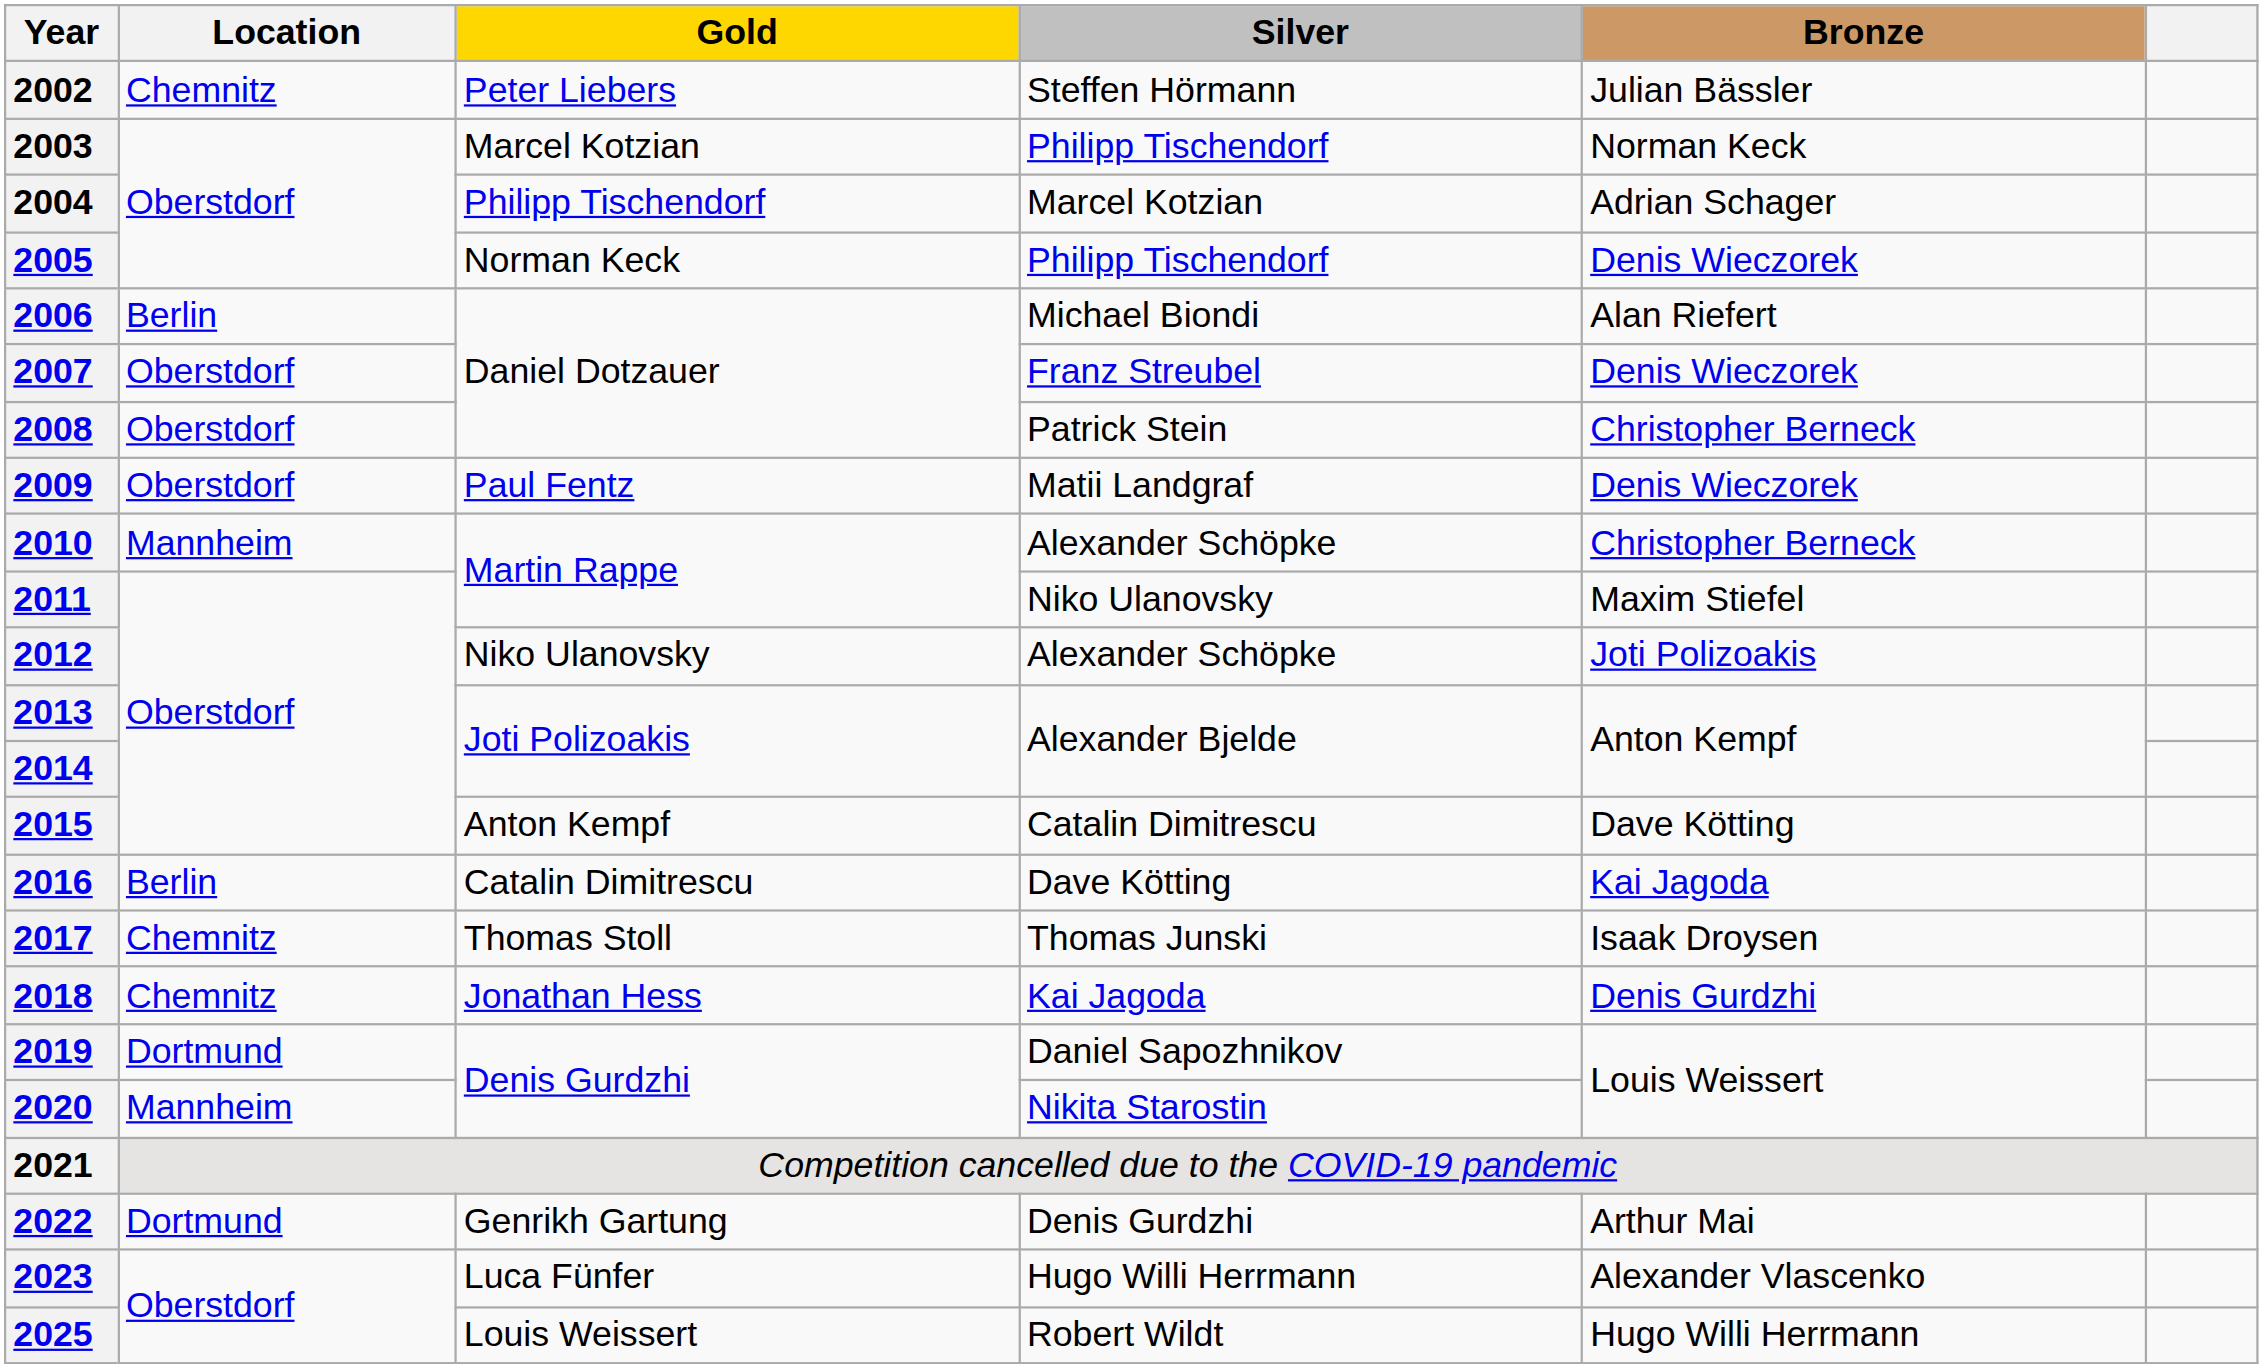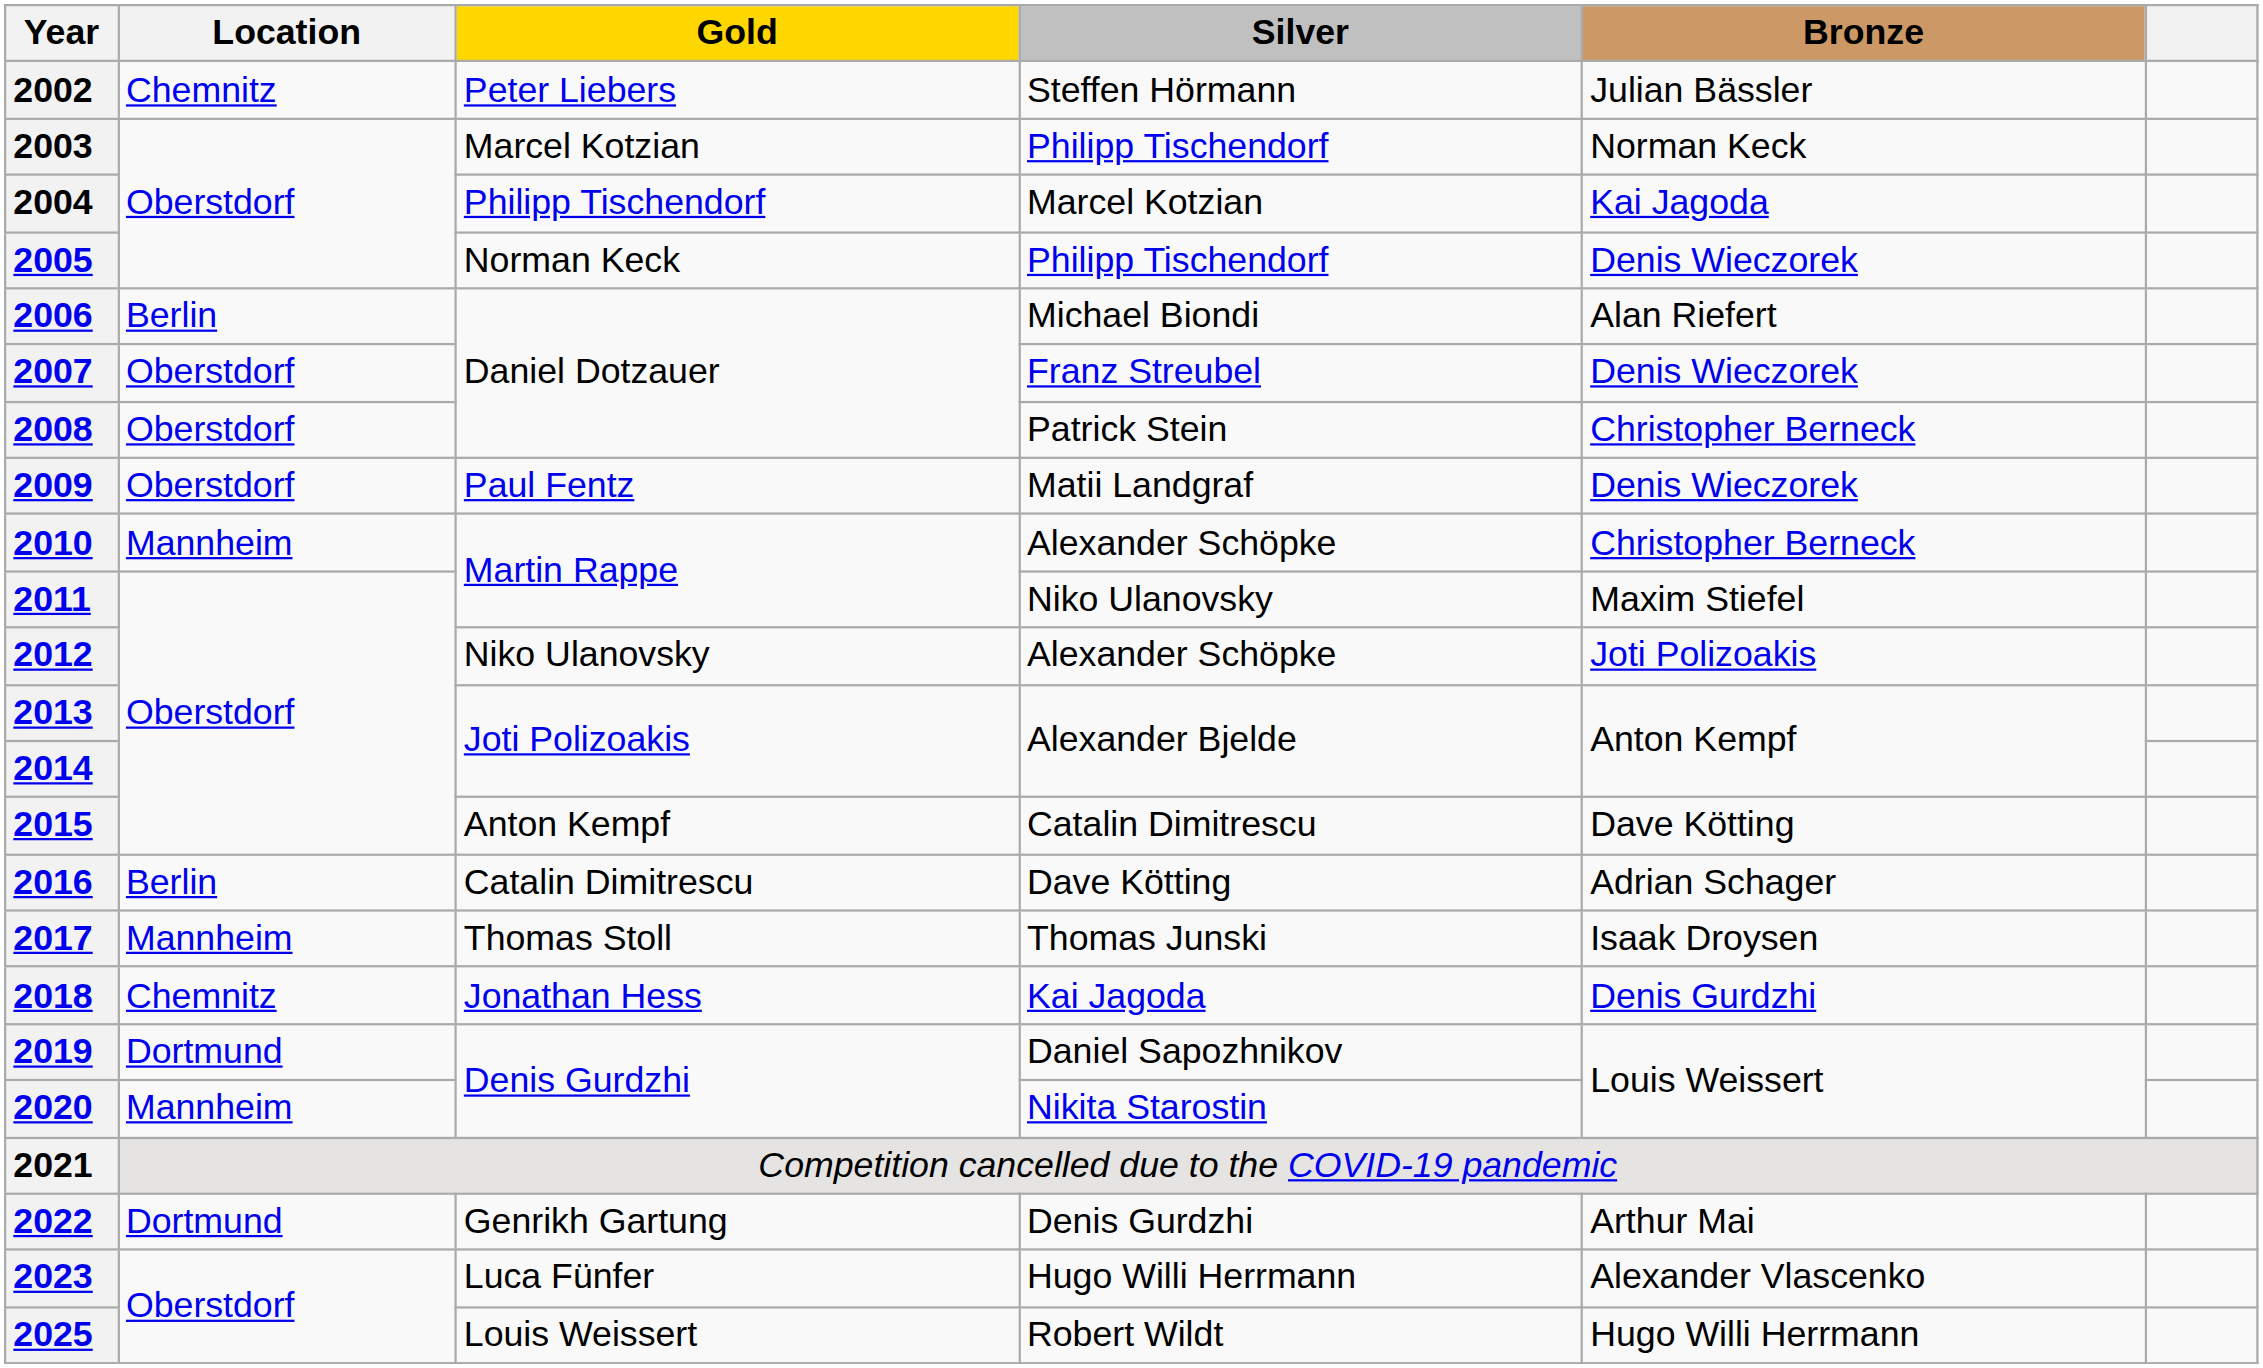(1713, 202) Adrian Schager -> (1679, 202) Kai Jagoda
(1679, 881) Kai Jagoda -> (1713, 881) Adrian Schager
(201, 938) Chemnitz -> (209, 938) Mannheim
